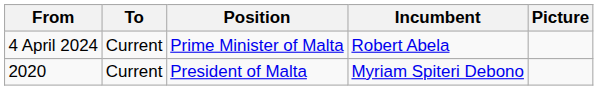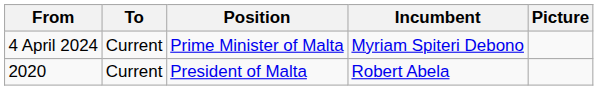(400, 44) Robert Abela -> (438, 44) Myriam Spiteri Debono
(438, 71) Myriam Spiteri Debono -> (400, 71) Robert Abela
